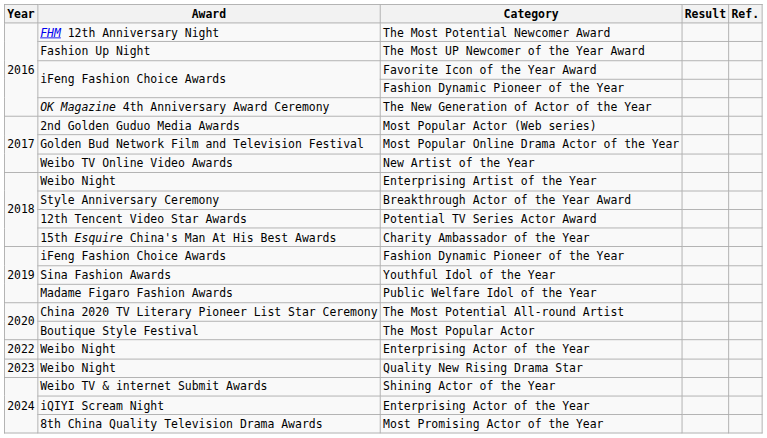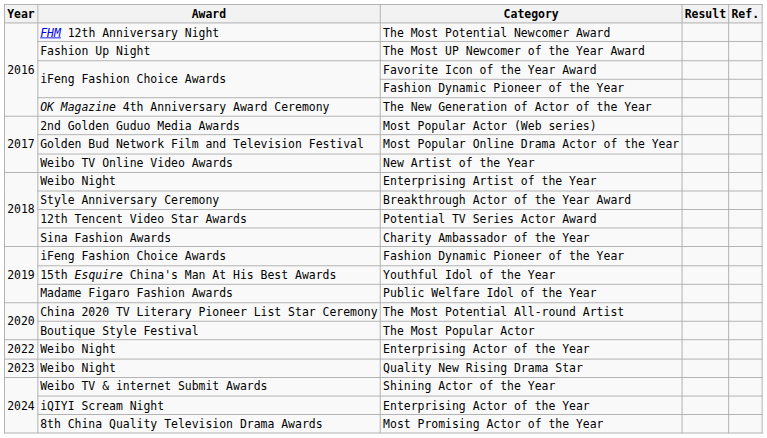(188, 238) 15th Esquire China's Man At His Best Awards -> (106, 238) Sina Fashion Awards
(106, 275) Sina Fashion Awards -> (188, 275) 15th Esquire China's Man At His Best Awards
